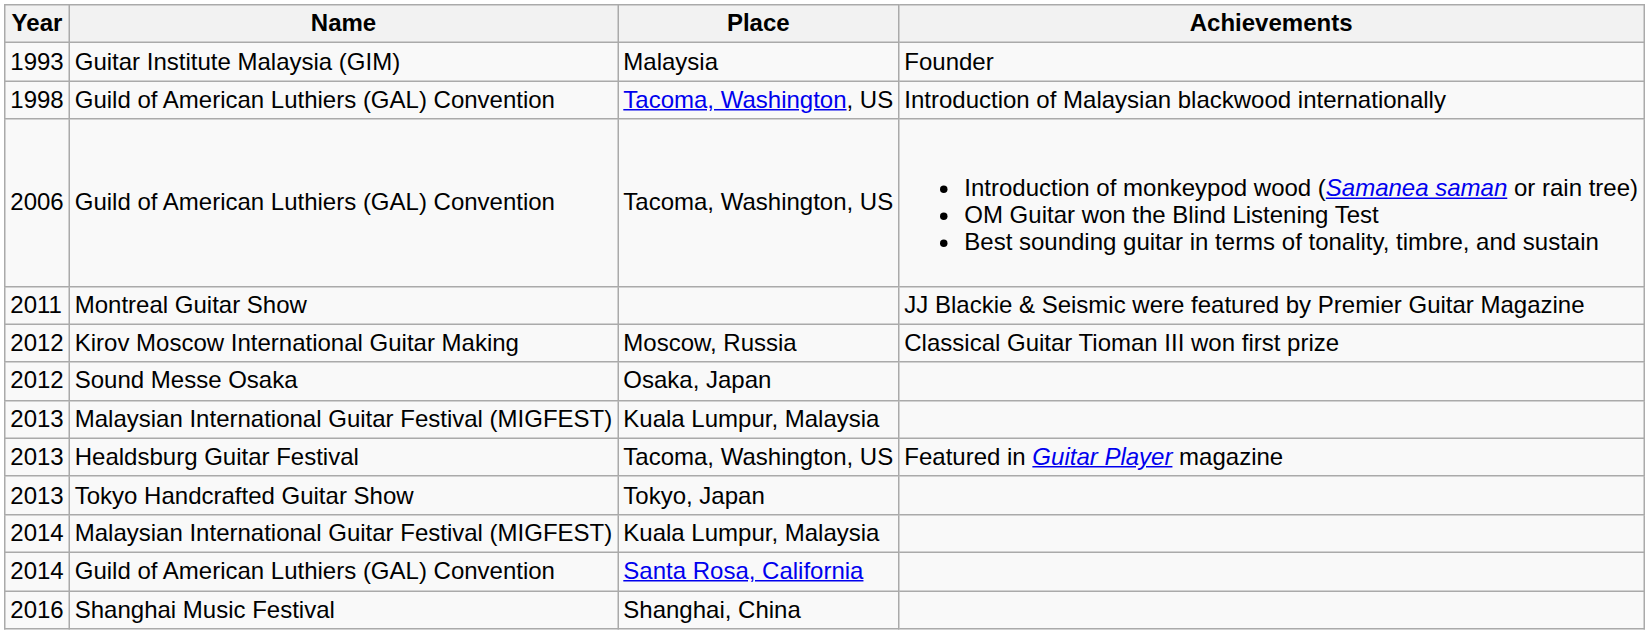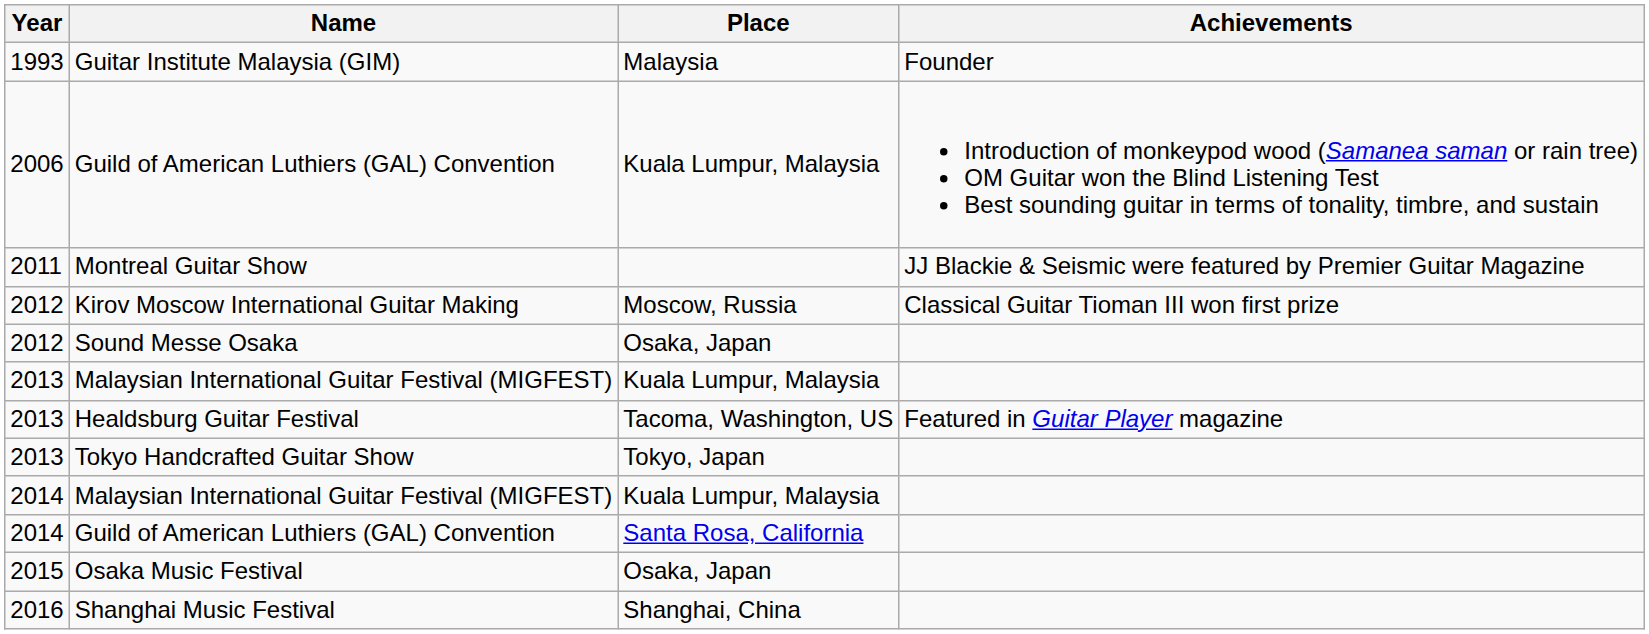- row: (37, 99)
(758, 202) Tacoma, Washington, US -> (751, 164) Kuala Lumpur, Malaysia
+ row: (37, 571)
